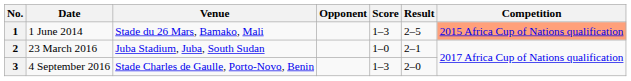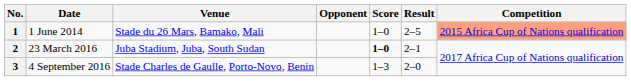(381, 31) 1–3 -> (381, 31) 1–0
(381, 48) normal -> (381, 48) bold
